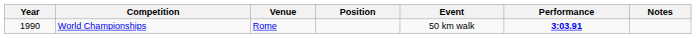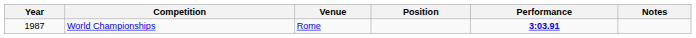- column: (452, 12)
(30, 26) 1990 -> (35, 26) 1987
